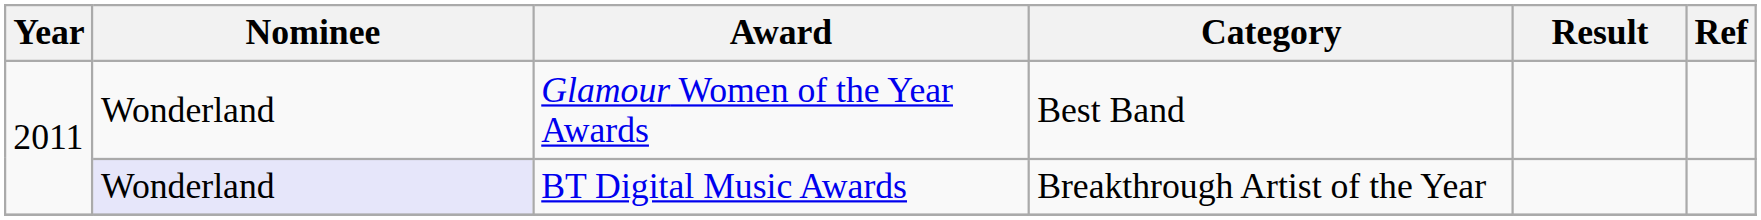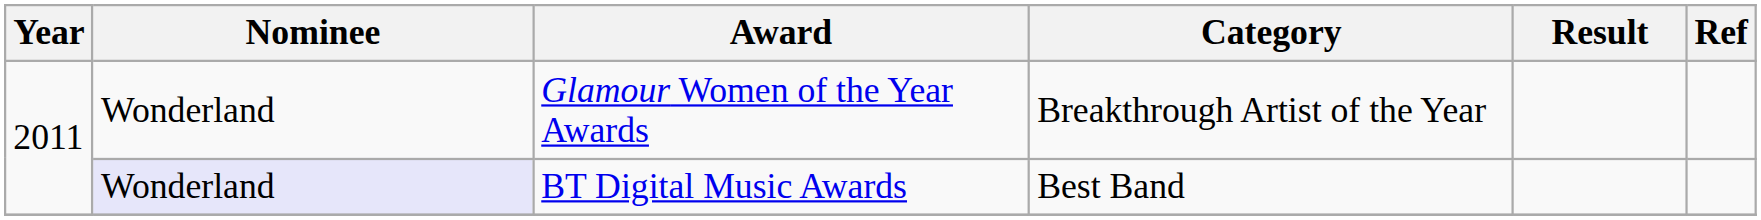(1111, 109) Best Band -> (1262, 109) Breakthrough Artist of the Year
(1262, 186) Breakthrough Artist of the Year -> (1111, 186) Best Band
